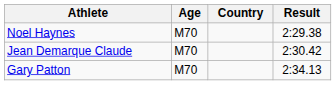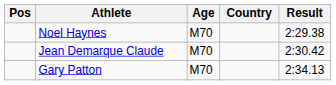+ column: (20, 13)
